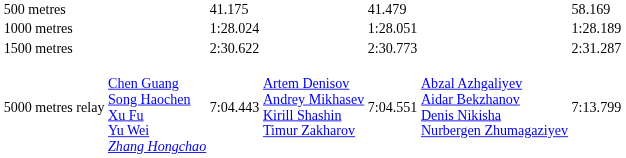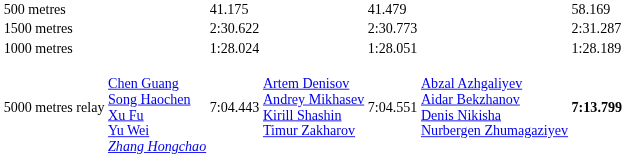rows swapped: (38, 28) <-> (38, 48)
(596, 107) normal -> (597, 107) bold
